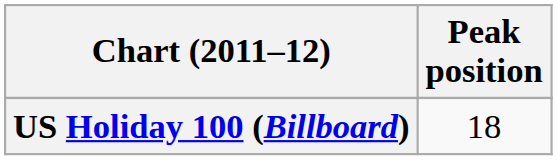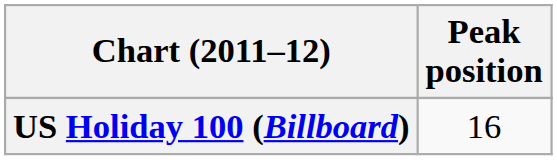(484, 125) 18 -> (484, 125) 16
